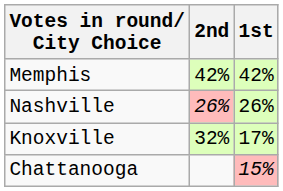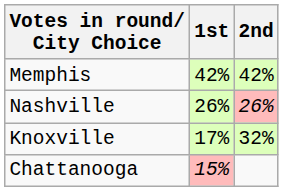columns swapped: (256, 32) <-> (212, 32)
